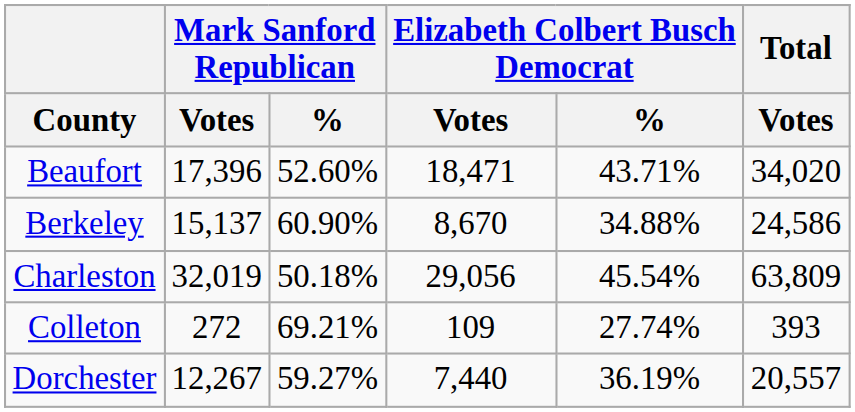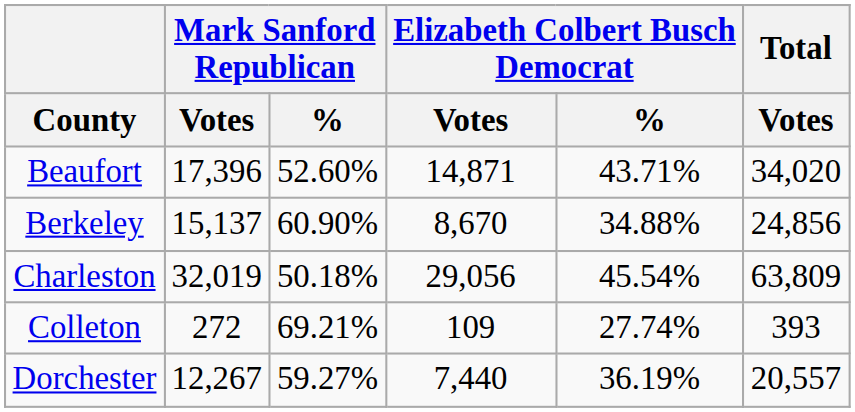(471, 171) 18,471 -> (471, 171) 14,871
(796, 223) 24,586 -> (796, 223) 24,856
